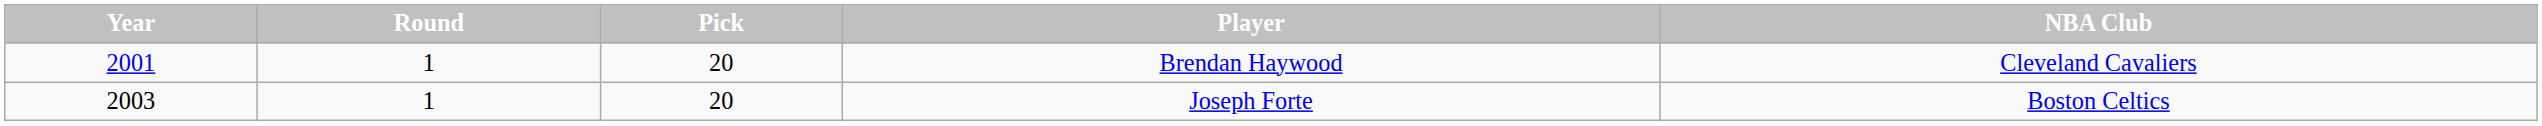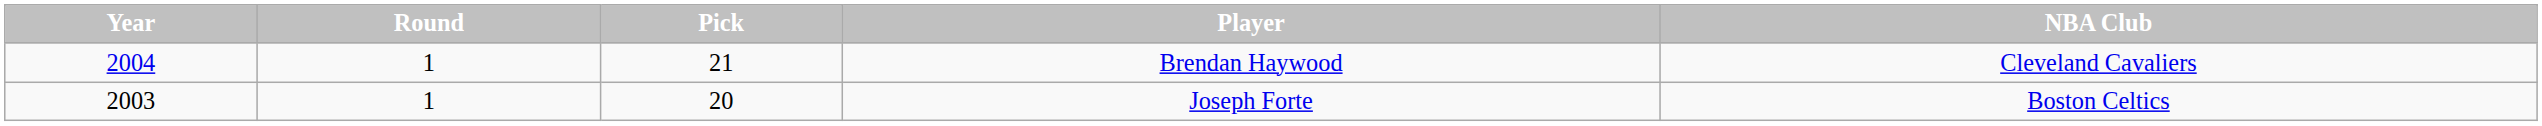(131, 62) 2001 -> (131, 62) 2004
(721, 62) 20 -> (721, 62) 21
